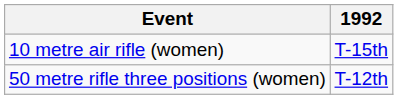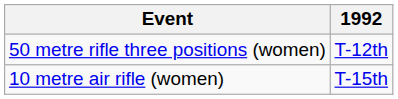rows swapped: (116, 49) <-> (167, 79)
